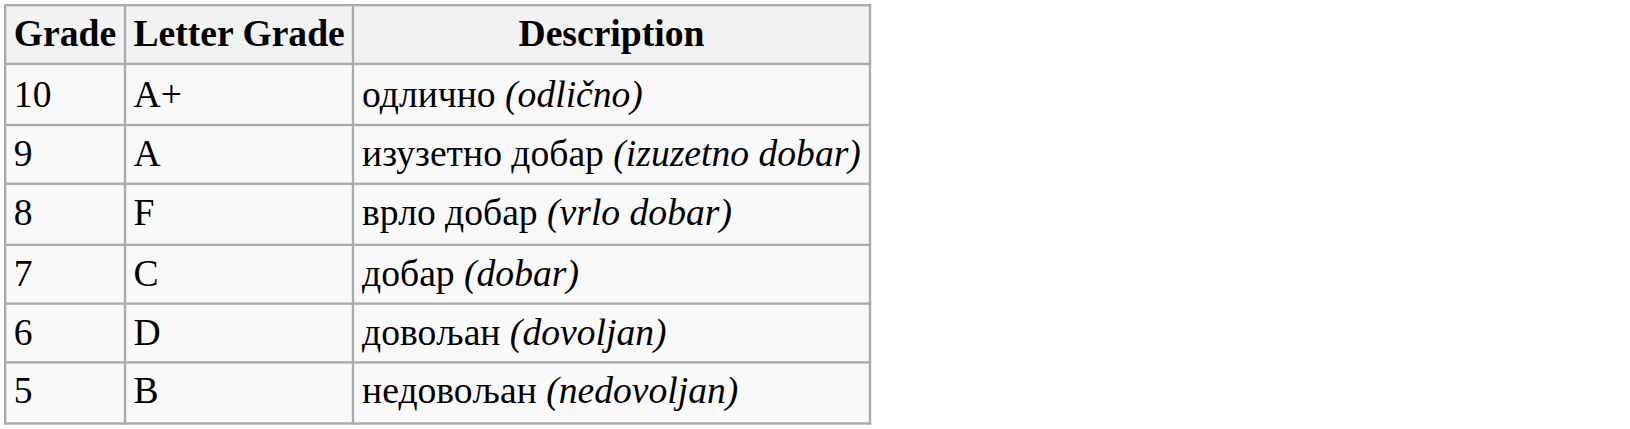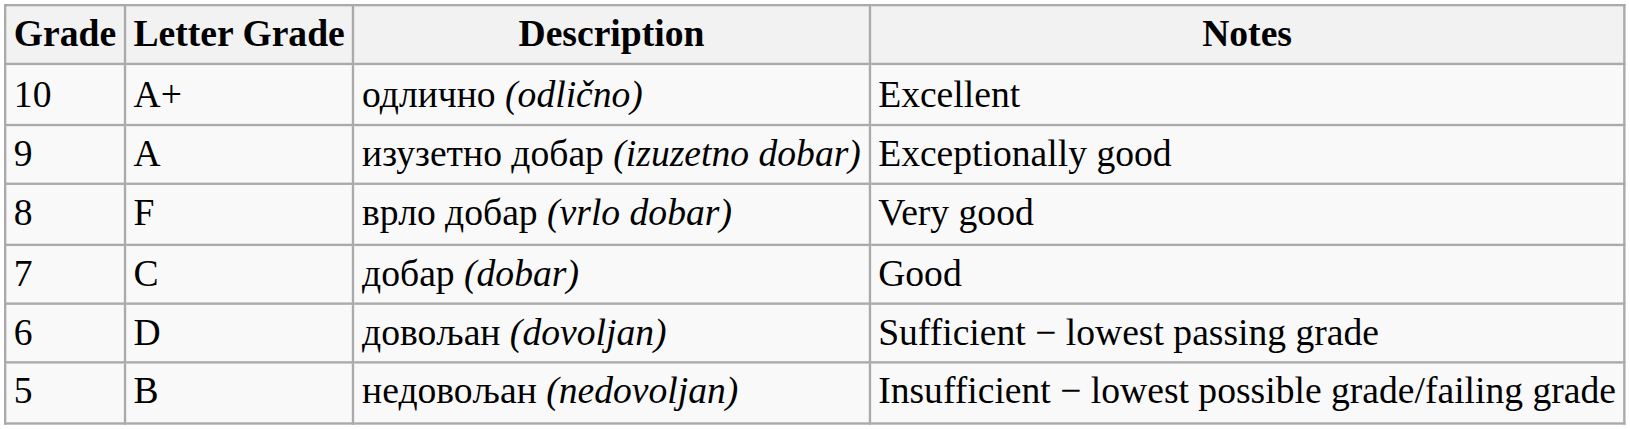+ column: (1247, 34)
